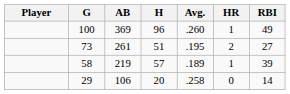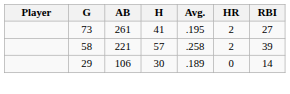- row: (87, 30)
(159, 47) 51 -> (159, 30) 41
(123, 64) 219 -> (123, 47) 221
(195, 64) .189 -> (195, 47) .258
(231, 64) 1 -> (231, 47) 2
(159, 81) 20 -> (159, 64) 30
(195, 81) .258 -> (195, 64) .189
